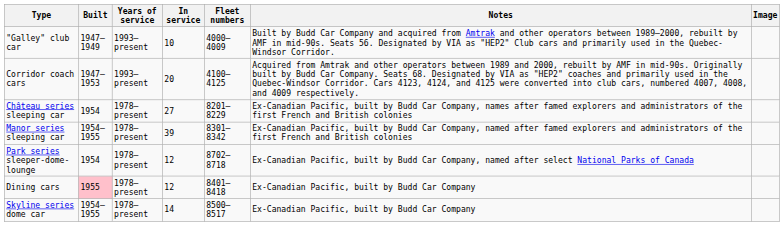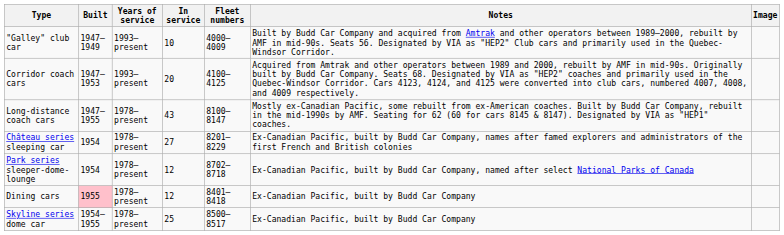+ row: (38, 115)
- row: (35, 133)
(169, 210) 14 -> (169, 219) 25
